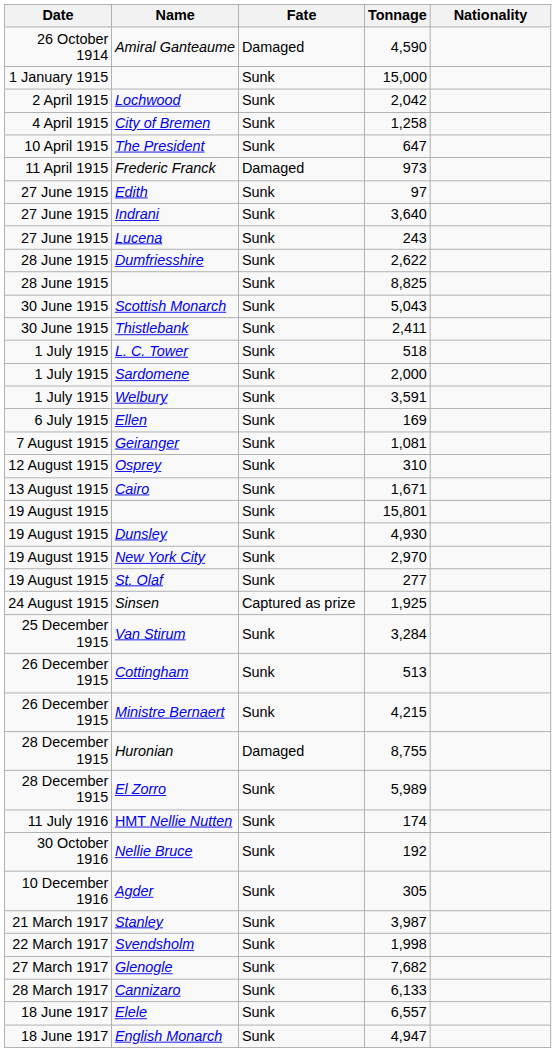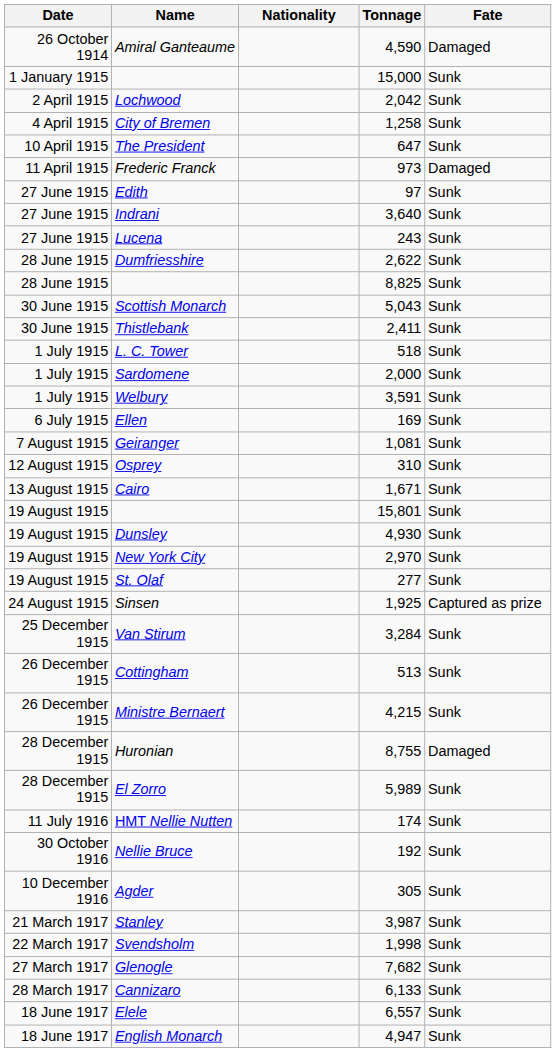columns swapped: (490, 15) <-> (302, 15)
